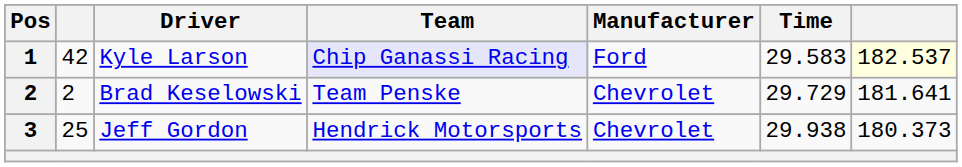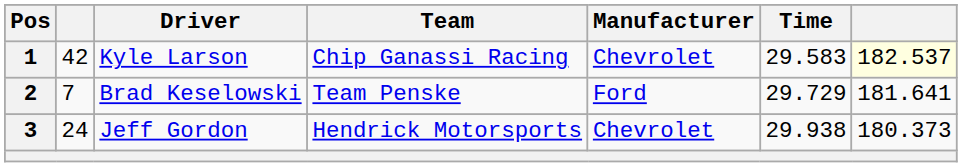(441, 60) lavender background -> (441, 60) no background
(620, 60) Ford -> (654, 60) Chevrolet
(68, 96) 2 -> (68, 96) 7
(654, 96) Chevrolet -> (620, 96) Ford
(75, 132) 25 -> (75, 132) 24
